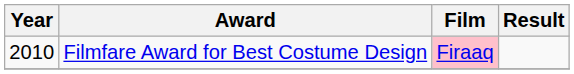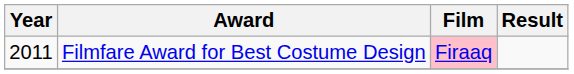(32, 52) 2010 -> (31, 52) 2011
